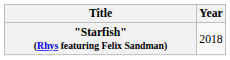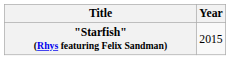(211, 38) 2018 -> (211, 38) 2015
